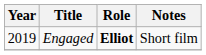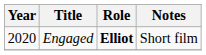(22, 38) 2019 -> (22, 38) 2020
